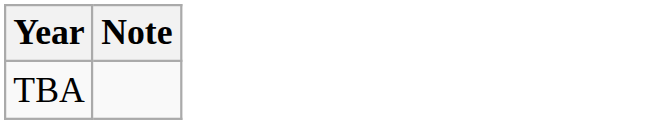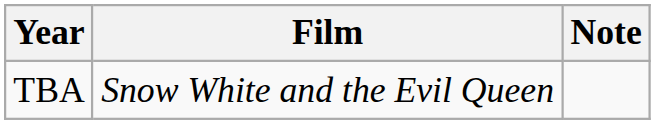+ column: (328, 32)
